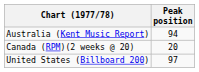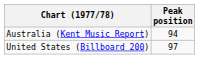- row: (70, 47)
